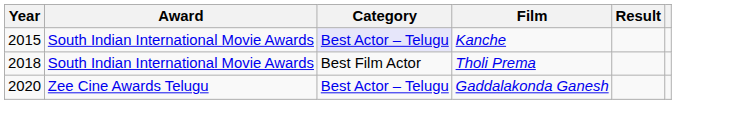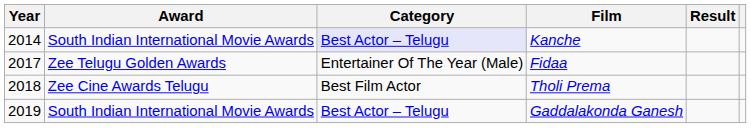(24, 39) 2015 -> (24, 39) 2014
+ row: (549, 63)
(181, 63) South Indian International Movie Awards -> (128, 87) Zee Cine Awards Telugu
(24, 87) 2020 -> (24, 110) 2019
(128, 87) Zee Cine Awards Telugu -> (181, 110) South Indian International Movie Awards
